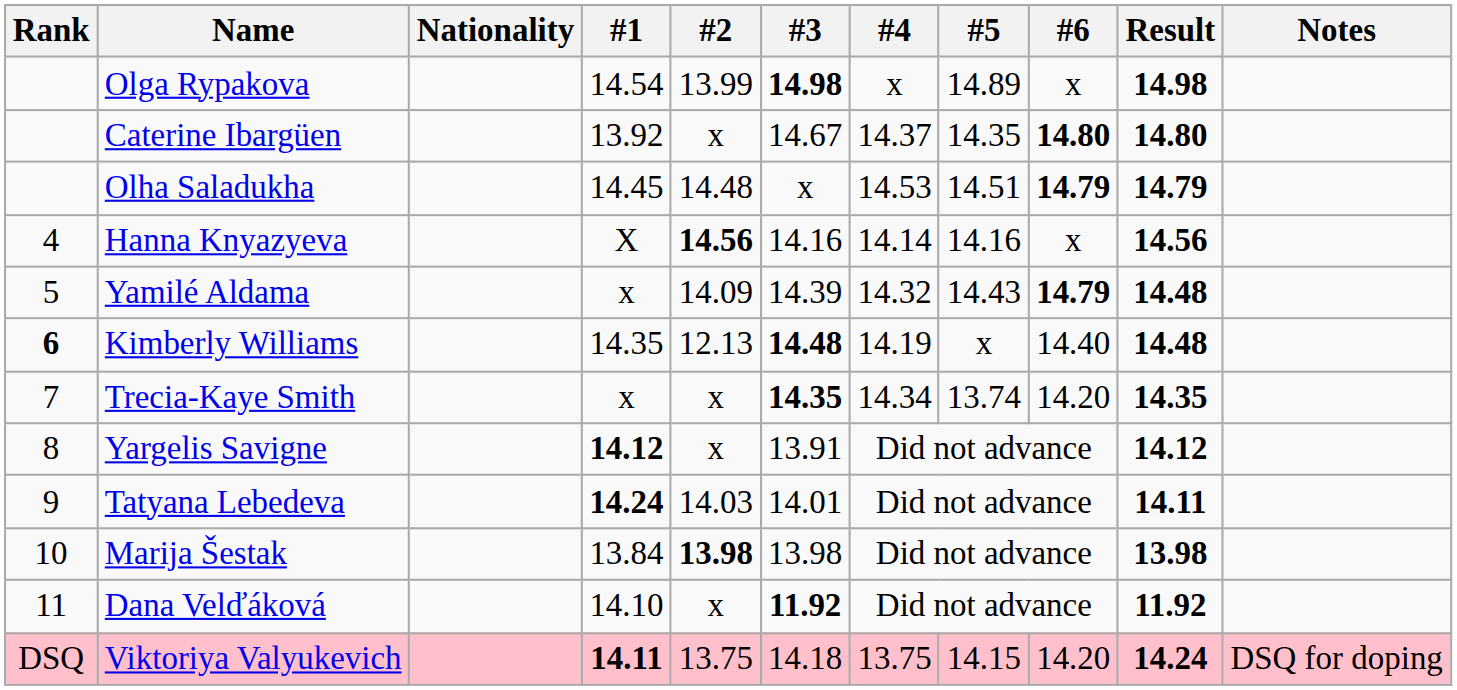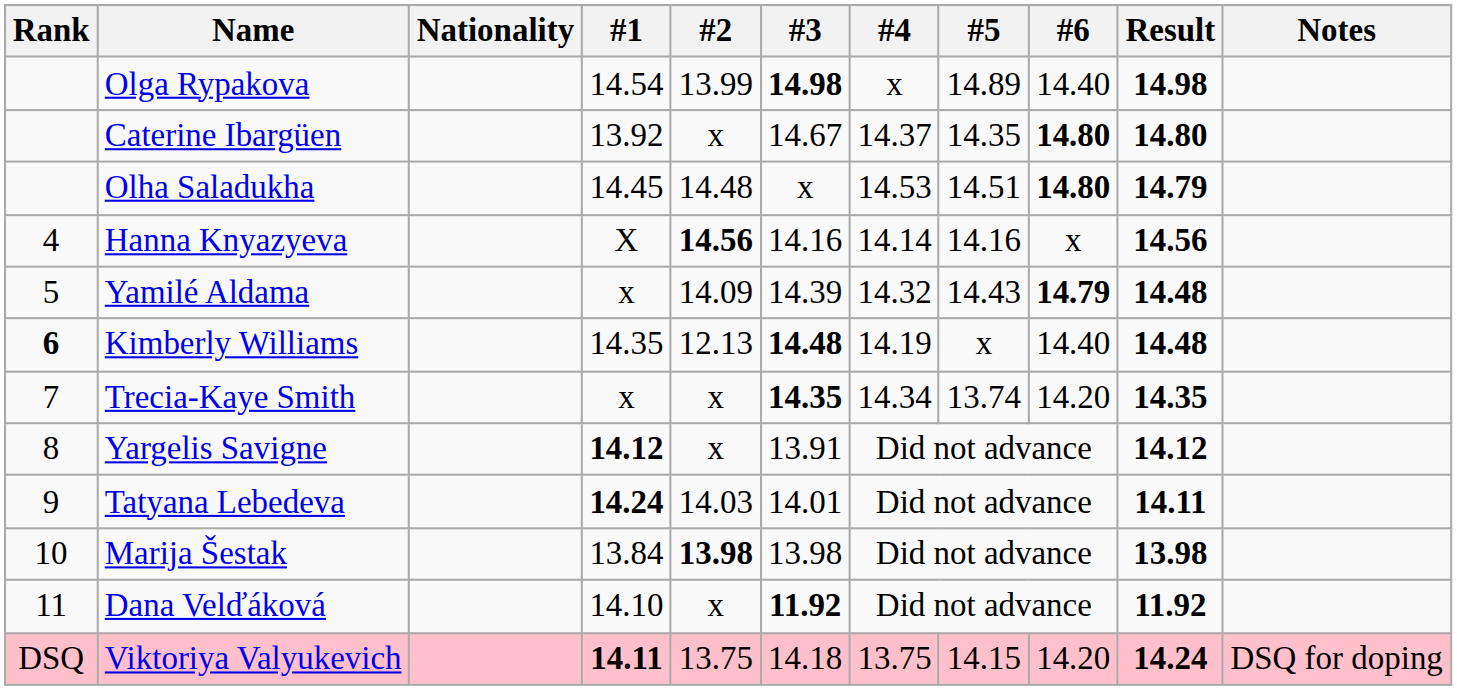(1073, 82) x -> (1073, 82) 14.40
(1073, 187) 14.79 -> (1073, 187) 14.80
